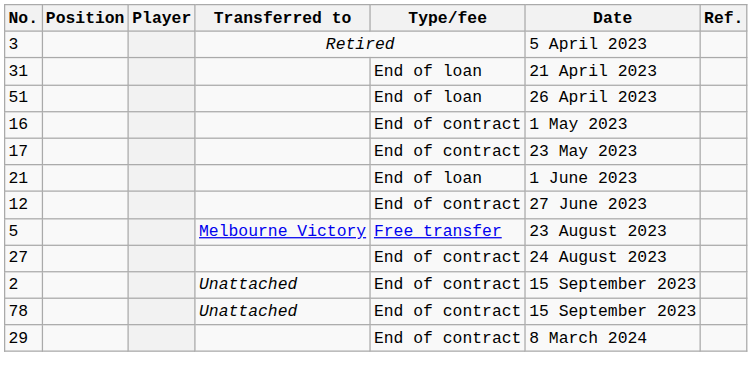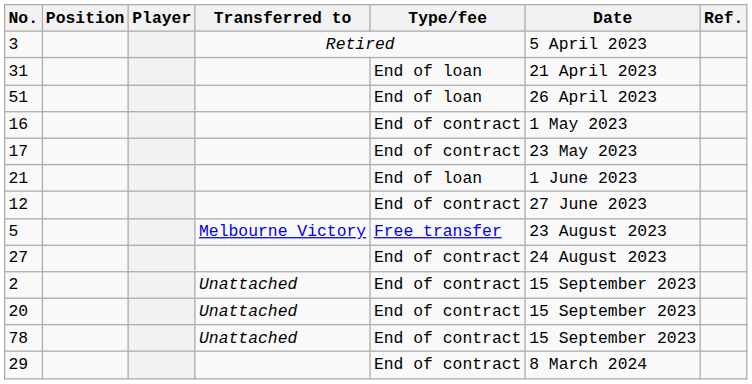+ row: (18, 312)
